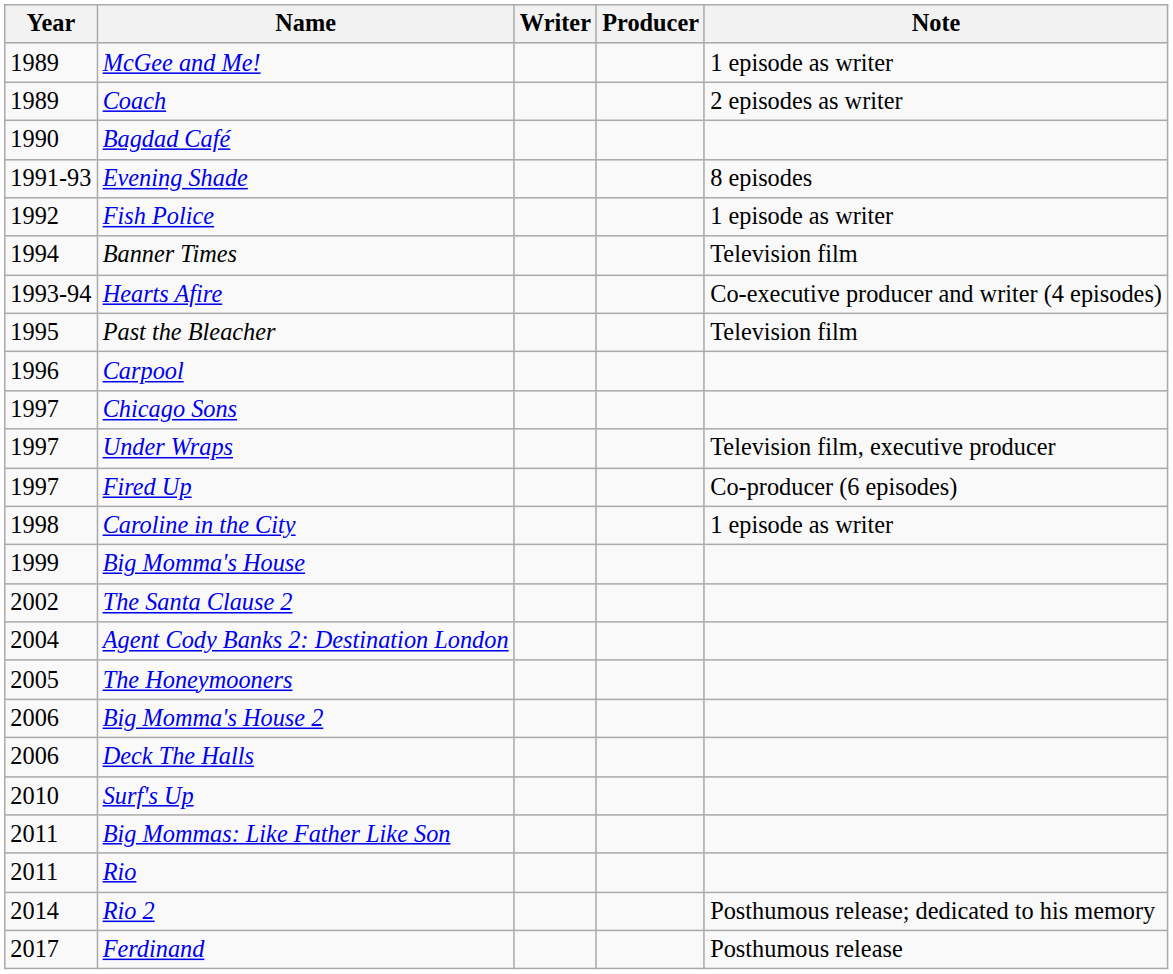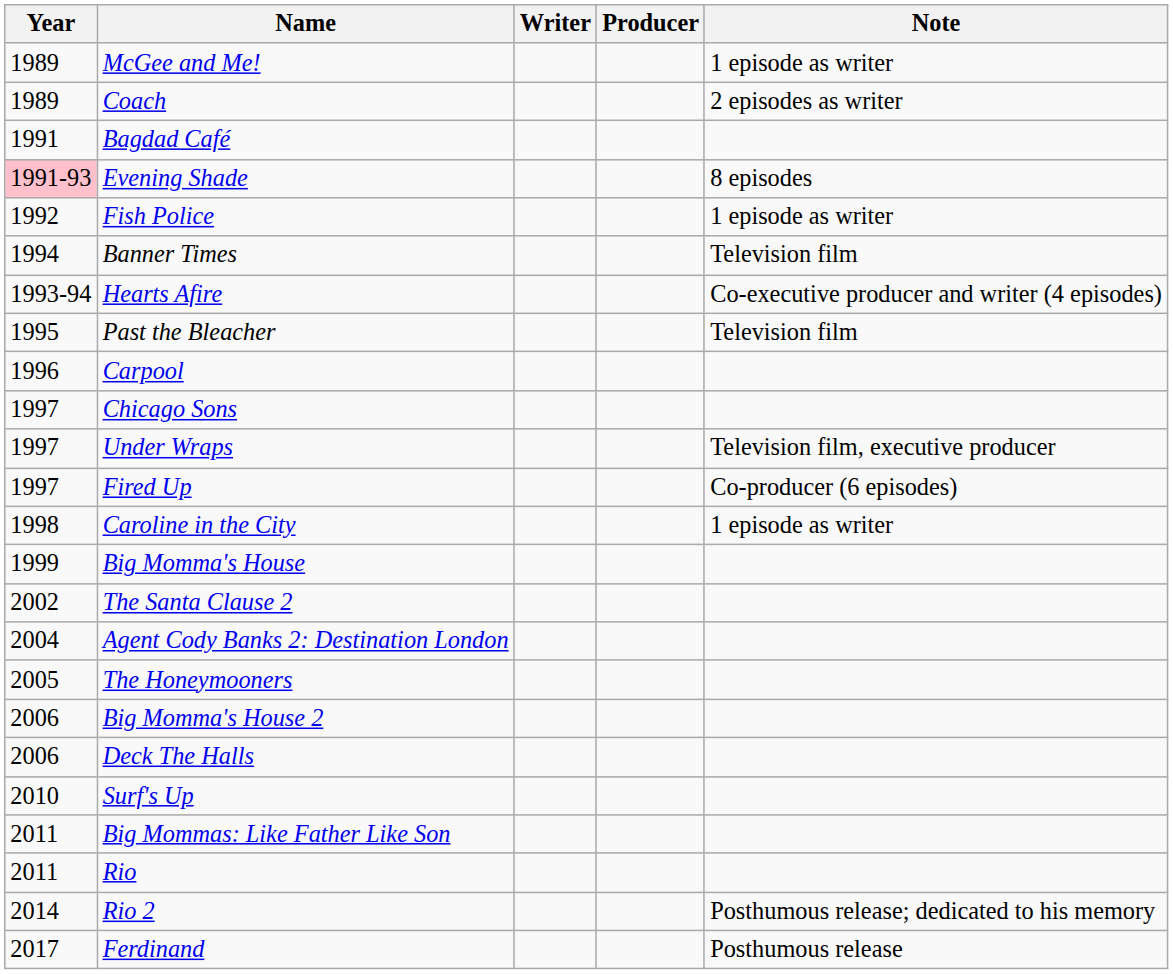(35, 139) 1990 -> (35, 139) 1991
(51, 178) no background -> (51, 178) pink background
